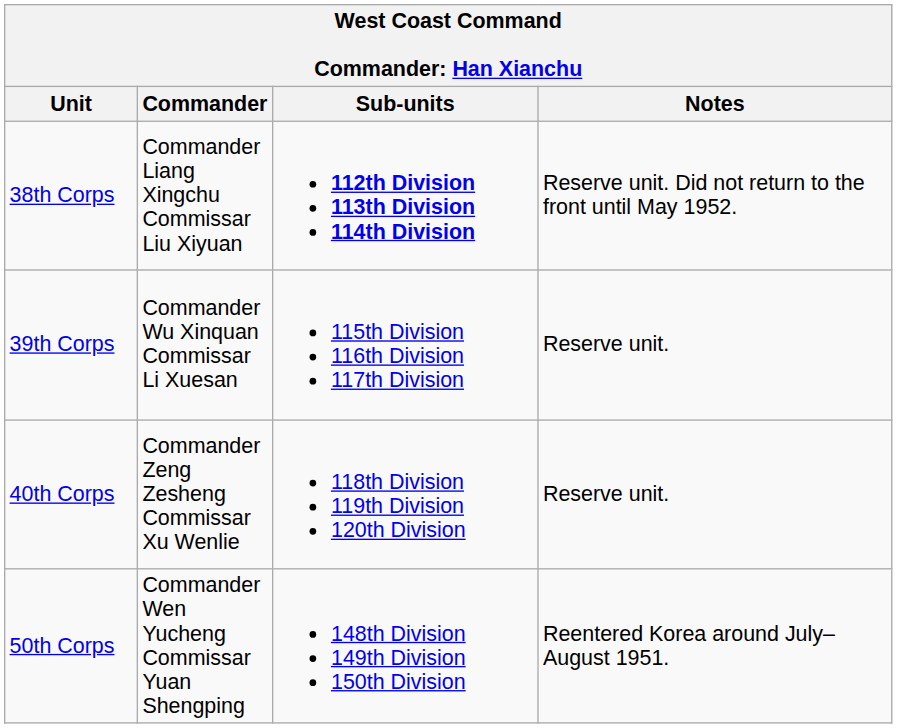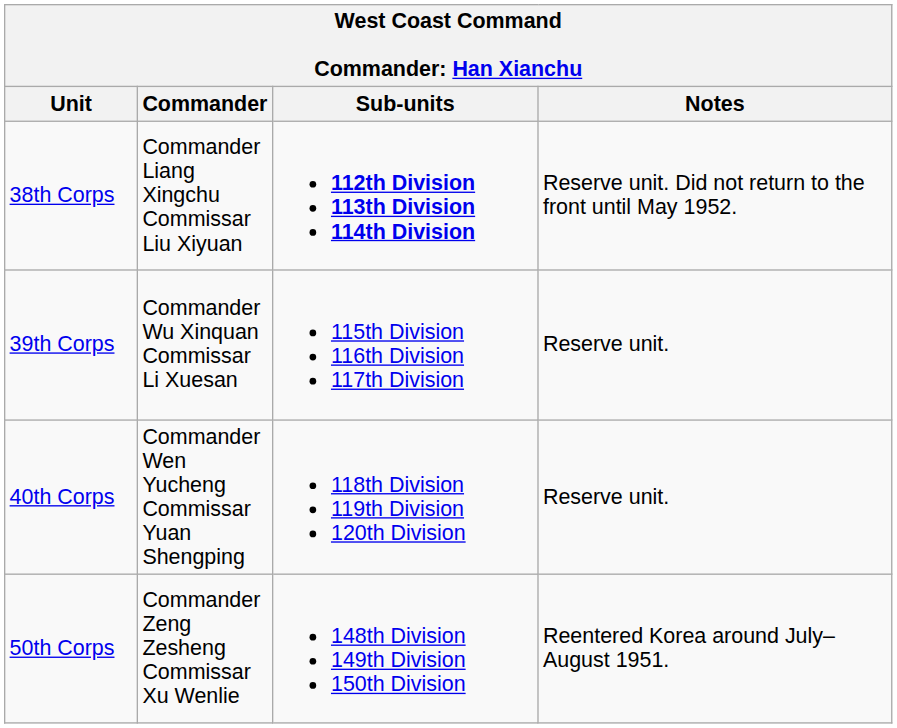(201, 493) Commander Zeng Zesheng Commissar Xu Wenlie -> (201, 496) Commander Wen Yucheng Commissar Yuan Shengping
(201, 645) Commander Wen Yucheng Commissar Yuan Shengping -> (201, 648) Commander Zeng Zesheng Commissar Xu Wenlie
